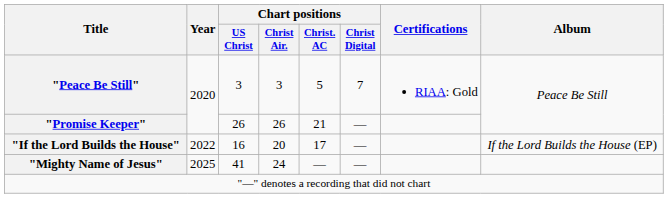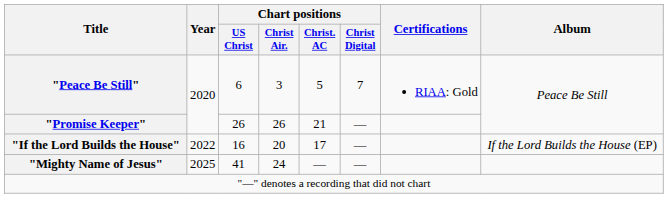(239, 84) 3 -> (239, 84) 6
